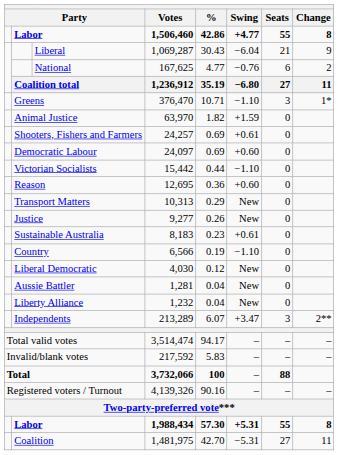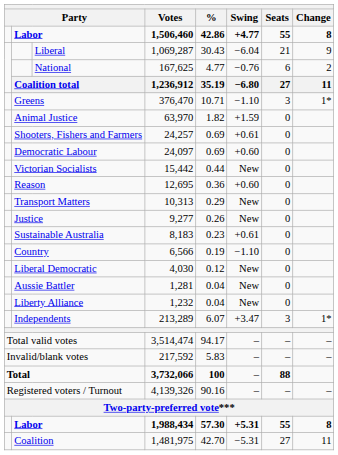(247, 168) −1.10 -> (249, 168) New
(324, 319) 2** -> (326, 319) 1*
